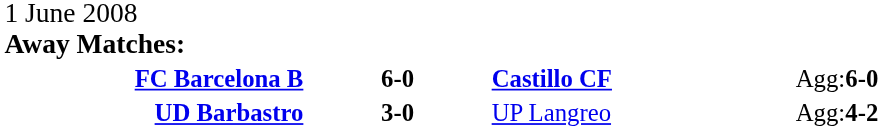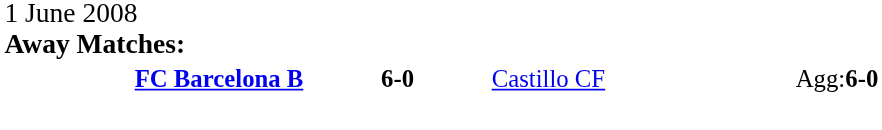(552, 78) bold -> (548, 78) normal
- row: (229, 113)
